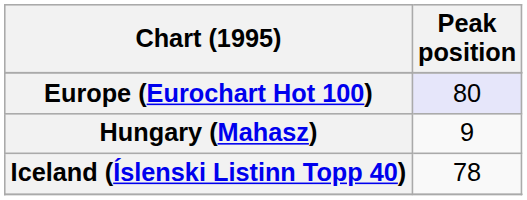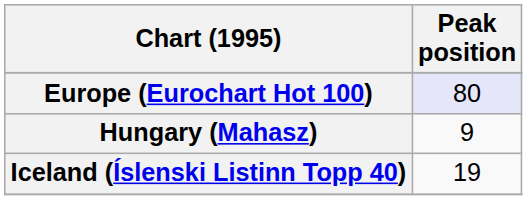(467, 173) 78 -> (467, 173) 19
